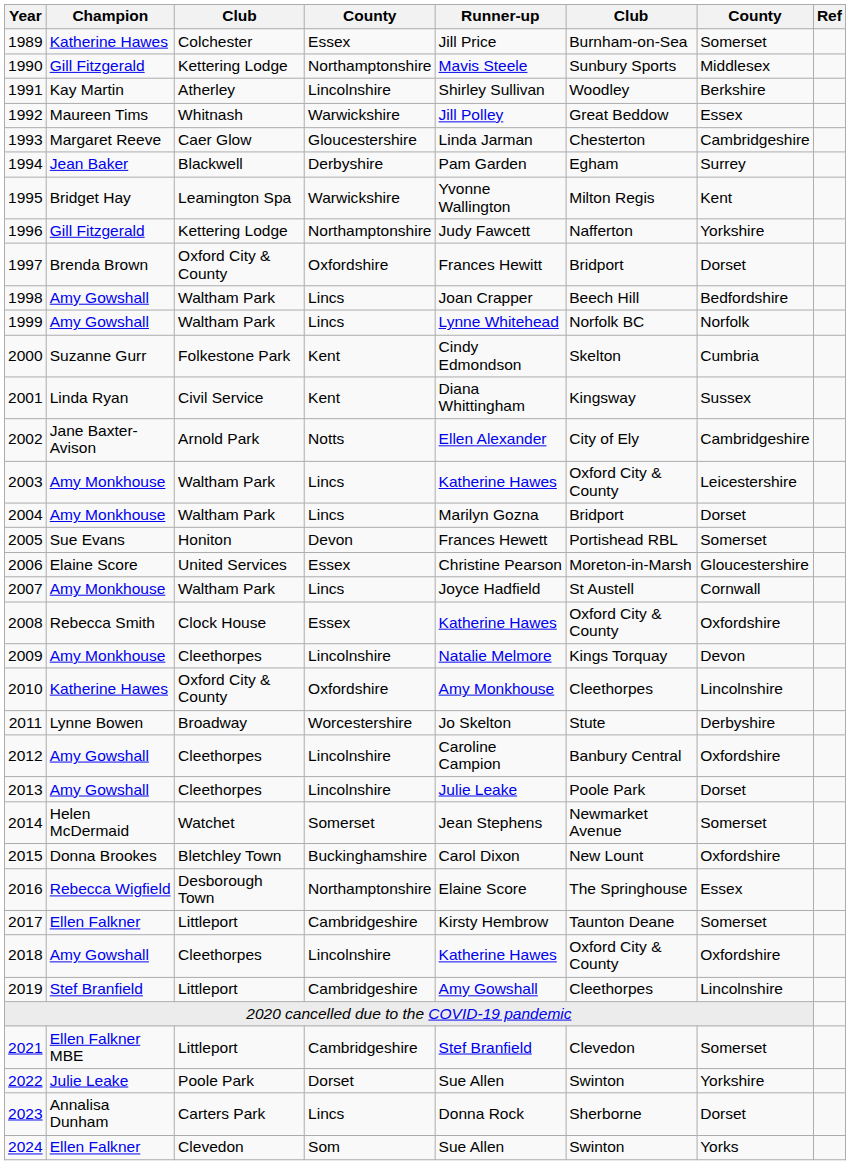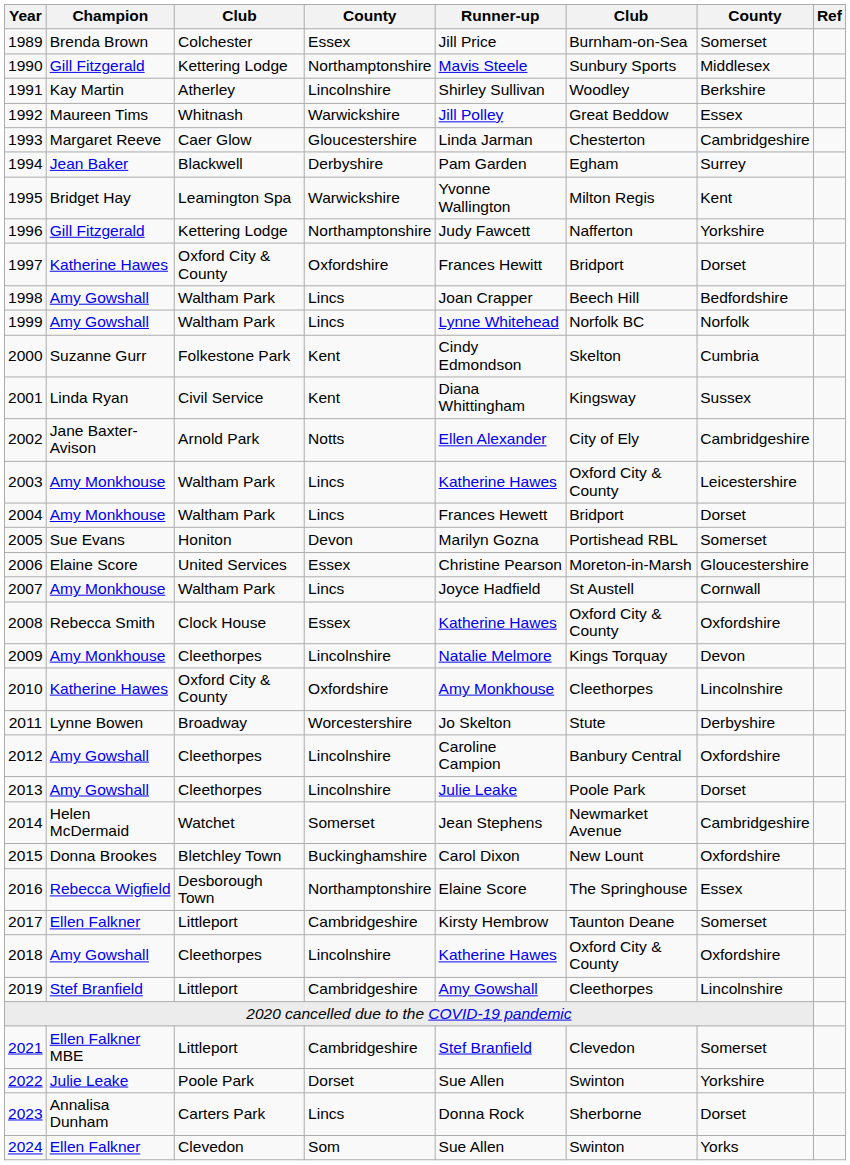(109, 41) Katherine Hawes -> (99, 41) Brenda Brown
(99, 264) Brenda Brown -> (109, 264) Katherine Hawes
(489, 515) Marilyn Gozna -> (493, 515) Frances Hewett
(493, 540) Frances Hewett -> (489, 540) Marilyn Gozna
(733, 822) Somerset -> (755, 822) Cambridgeshire
